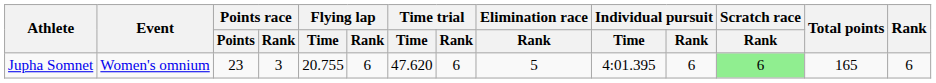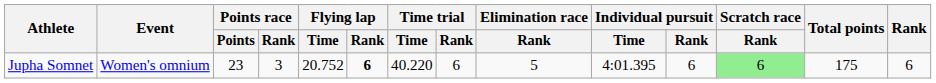(323, 65) 20.755 -> (323, 65) 20.752
(367, 65) normal -> (367, 65) bold
(412, 65) 47.620 -> (412, 65) 40.220
(846, 65) 165 -> (846, 65) 175
